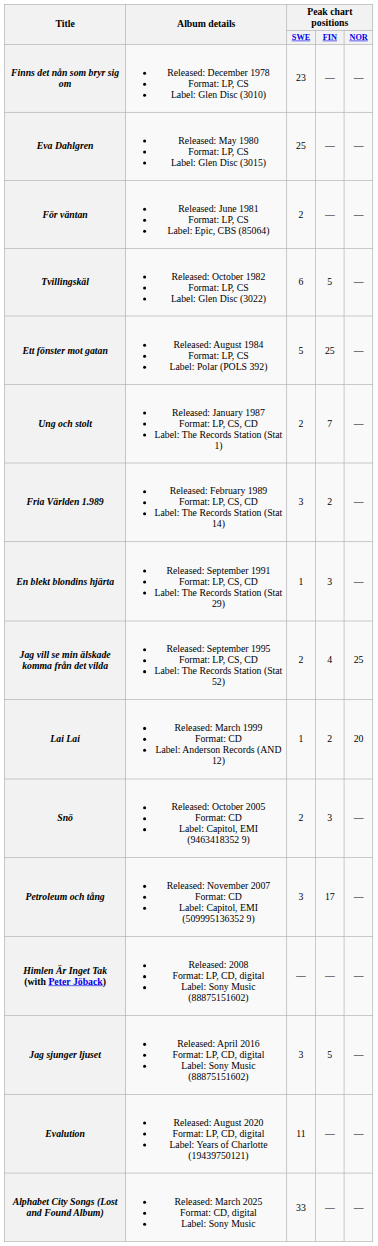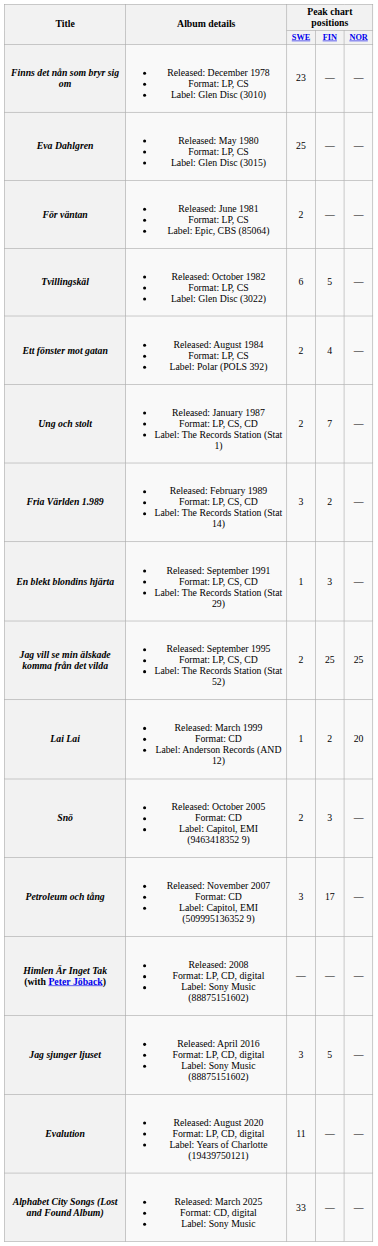(301, 350) 5 -> (301, 350) 2
(330, 350) 25 -> (330, 350) 4
(330, 660) 4 -> (330, 660) 25
